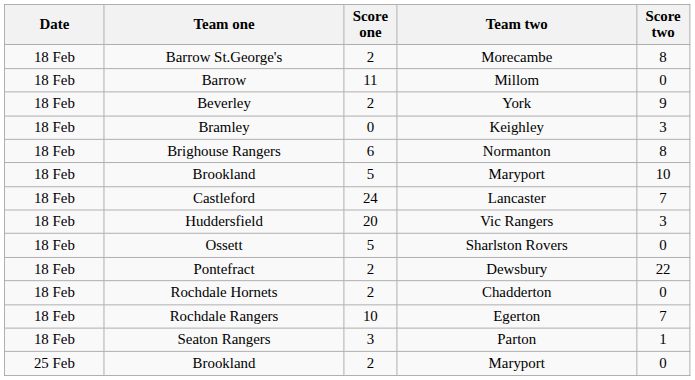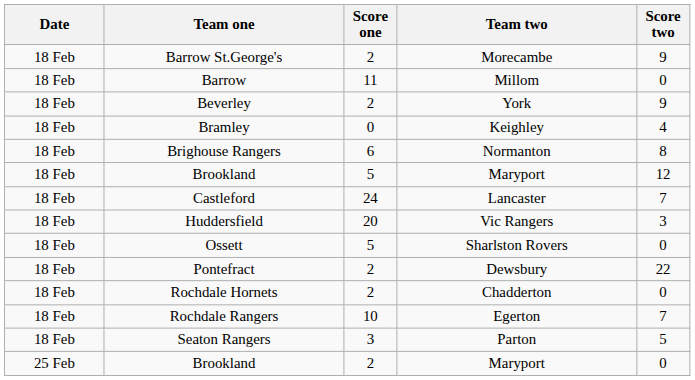(663, 56) 8 -> (663, 56) 9
(663, 127) 3 -> (663, 127) 4
(663, 174) 10 -> (663, 174) 12
(663, 339) 1 -> (663, 339) 5
